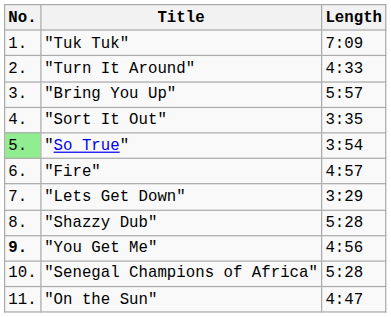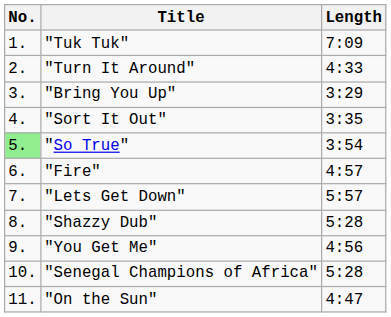(344, 94) 5:57 -> (344, 94) 3:29
(344, 197) 3:29 -> (344, 197) 5:57
(18, 248) bold -> (18, 248) normal
